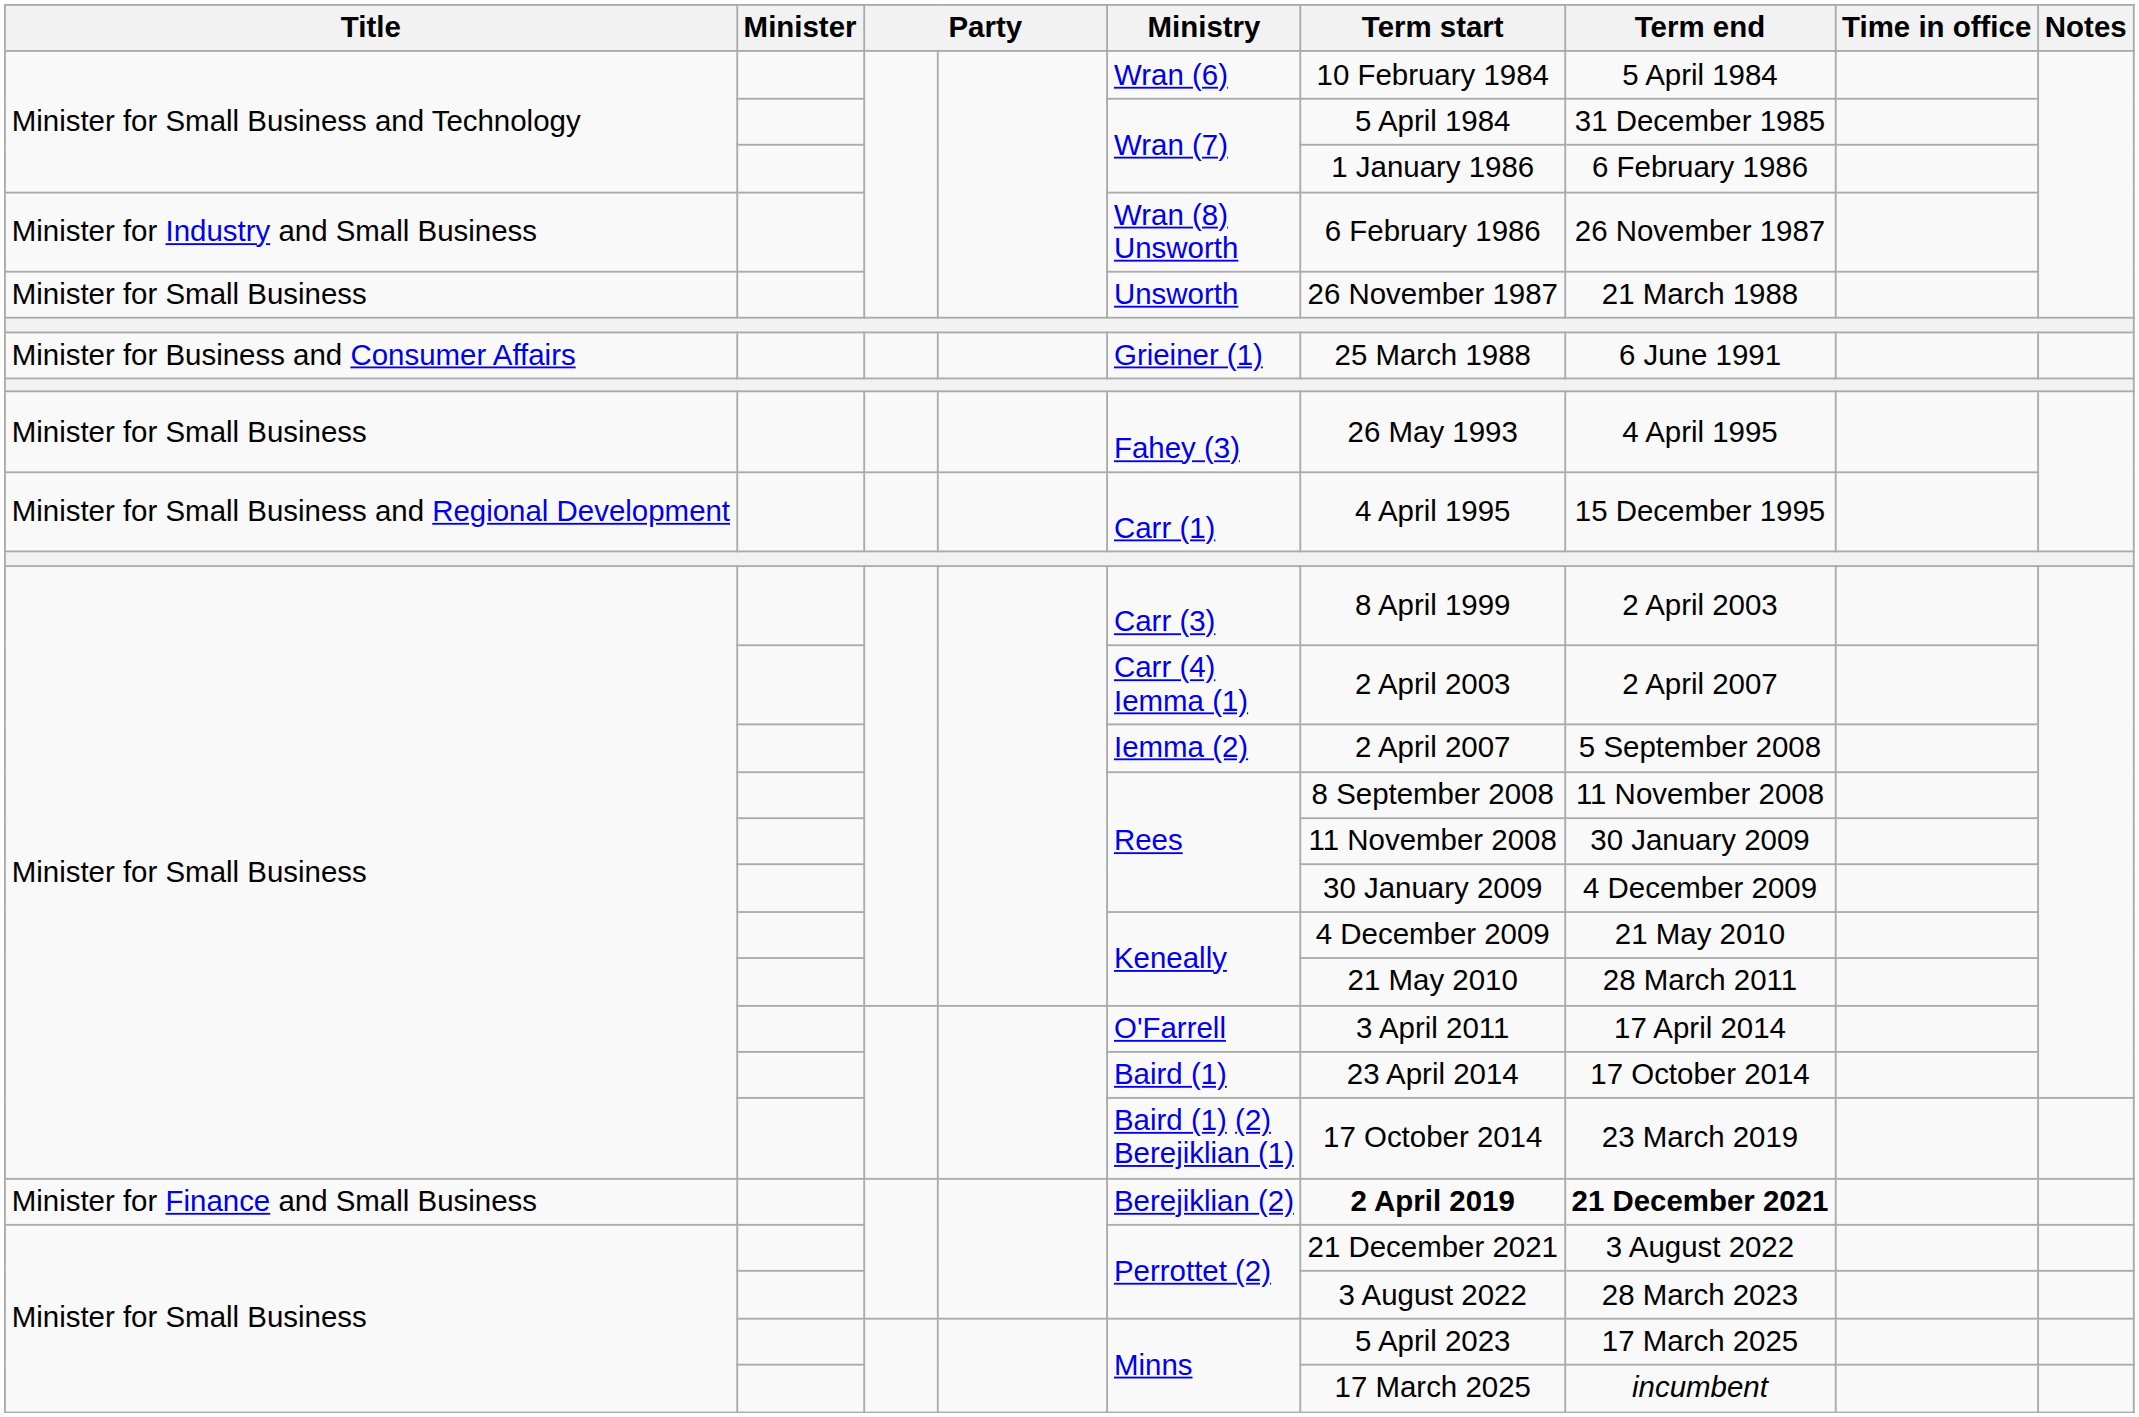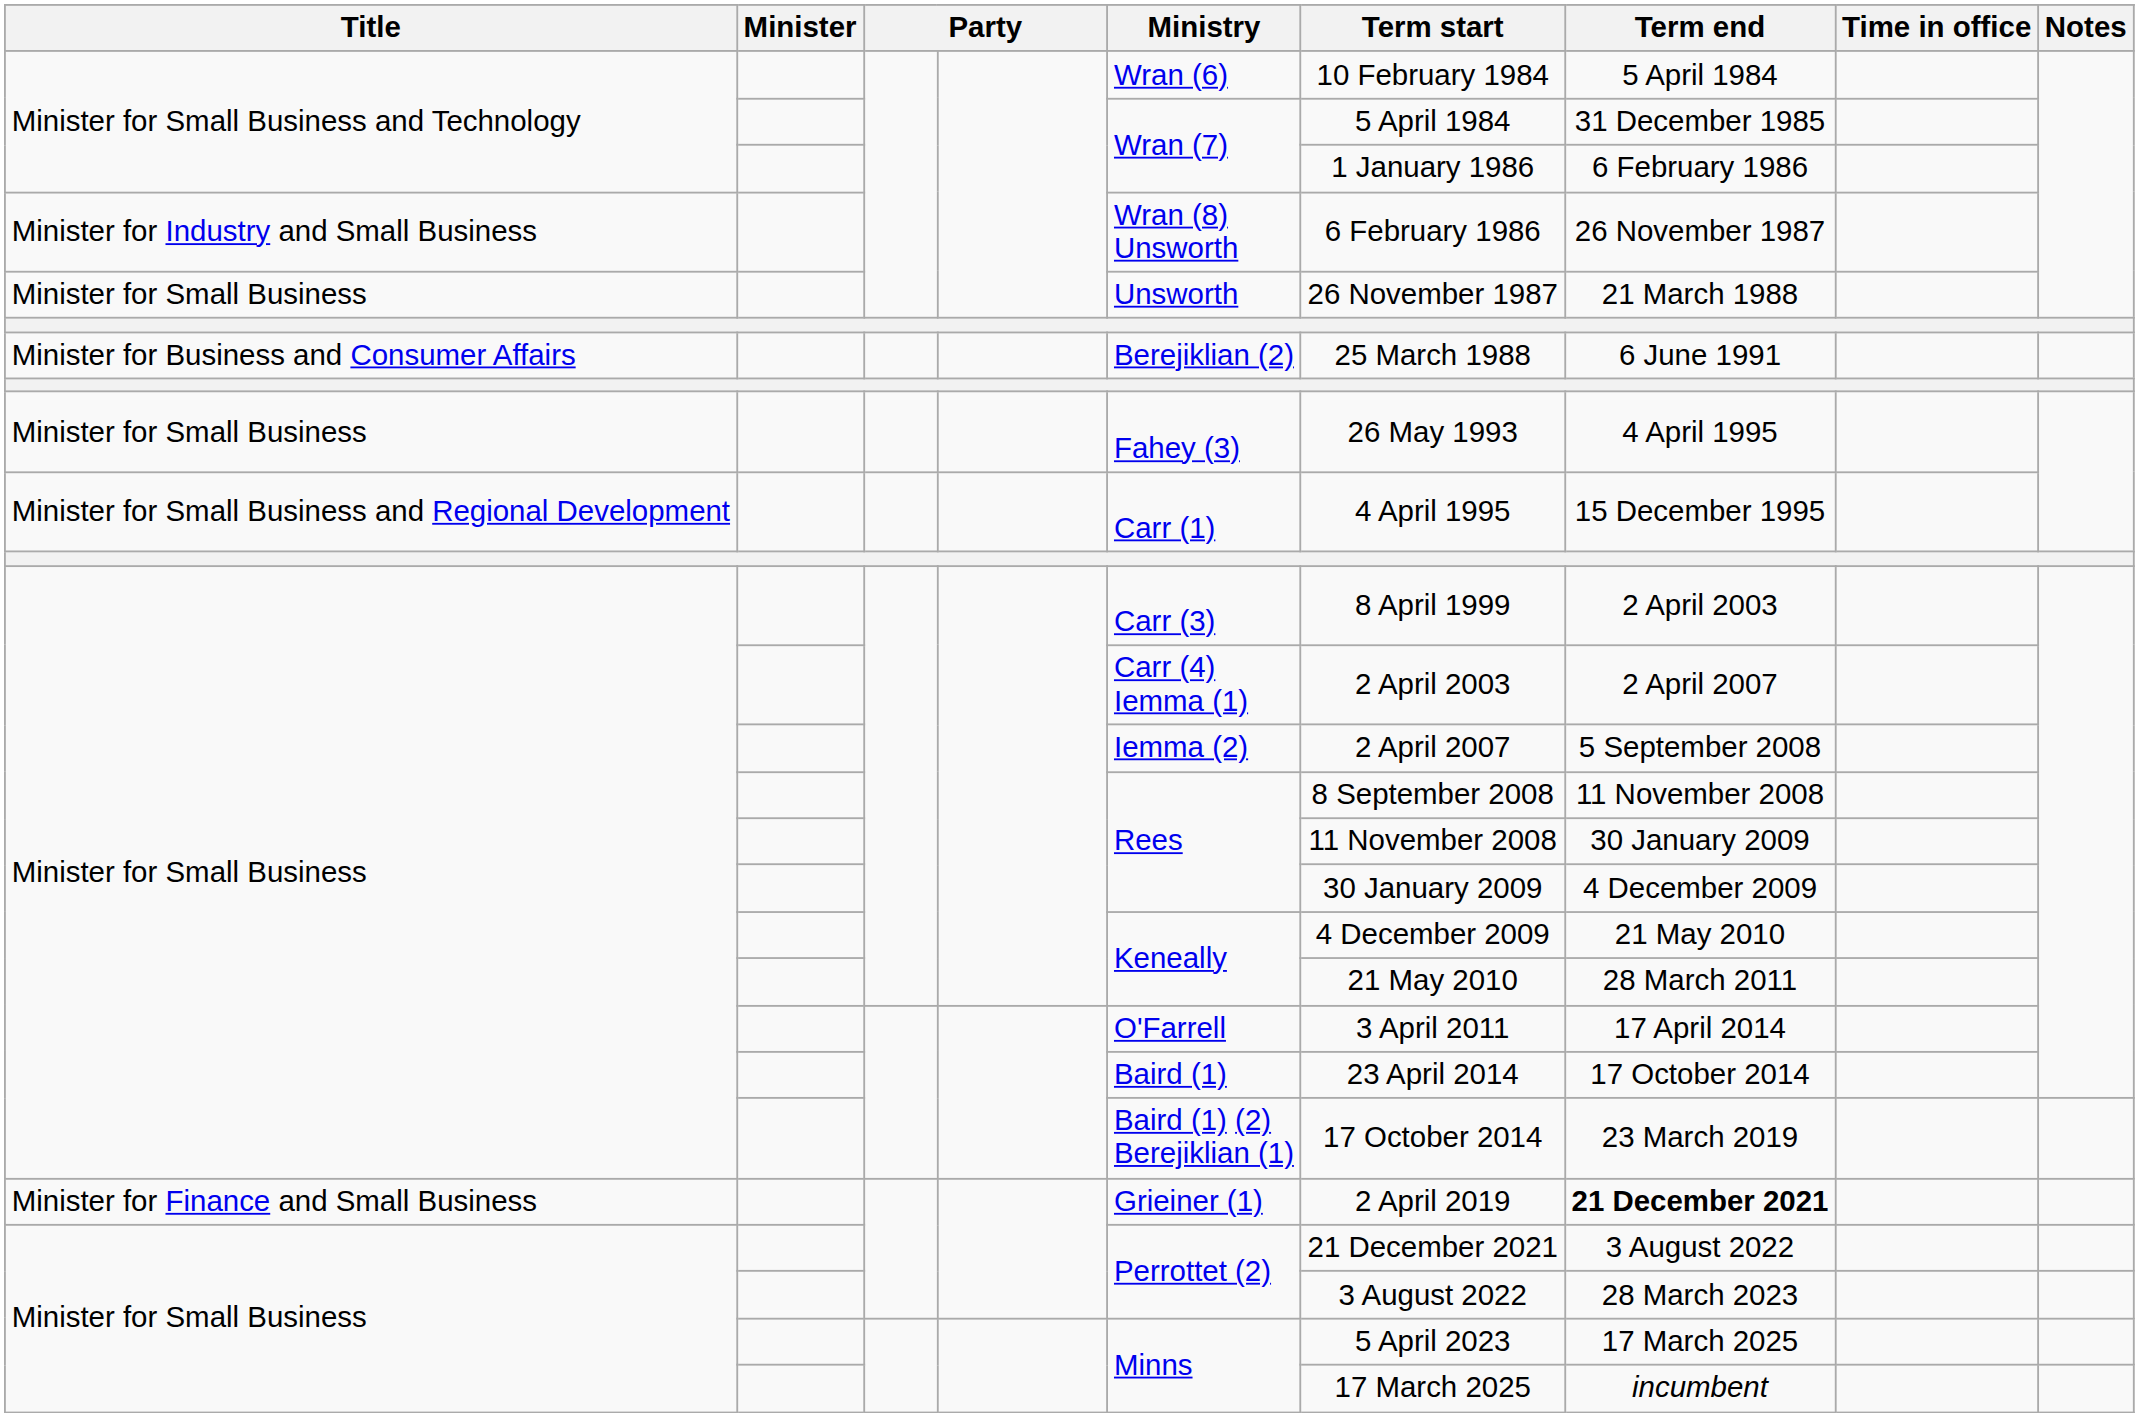(1188, 354) Grieiner (1) -> (1204, 354) Berejiklian (2)
(1204, 1201) Berejiklian (2) -> (1188, 1201) Grieiner (1)
(1433, 1201) bold -> (1433, 1201) normal
